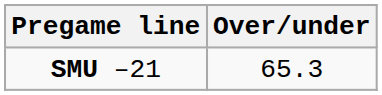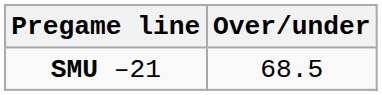(292, 69) 65.3 -> (292, 69) 68.5
